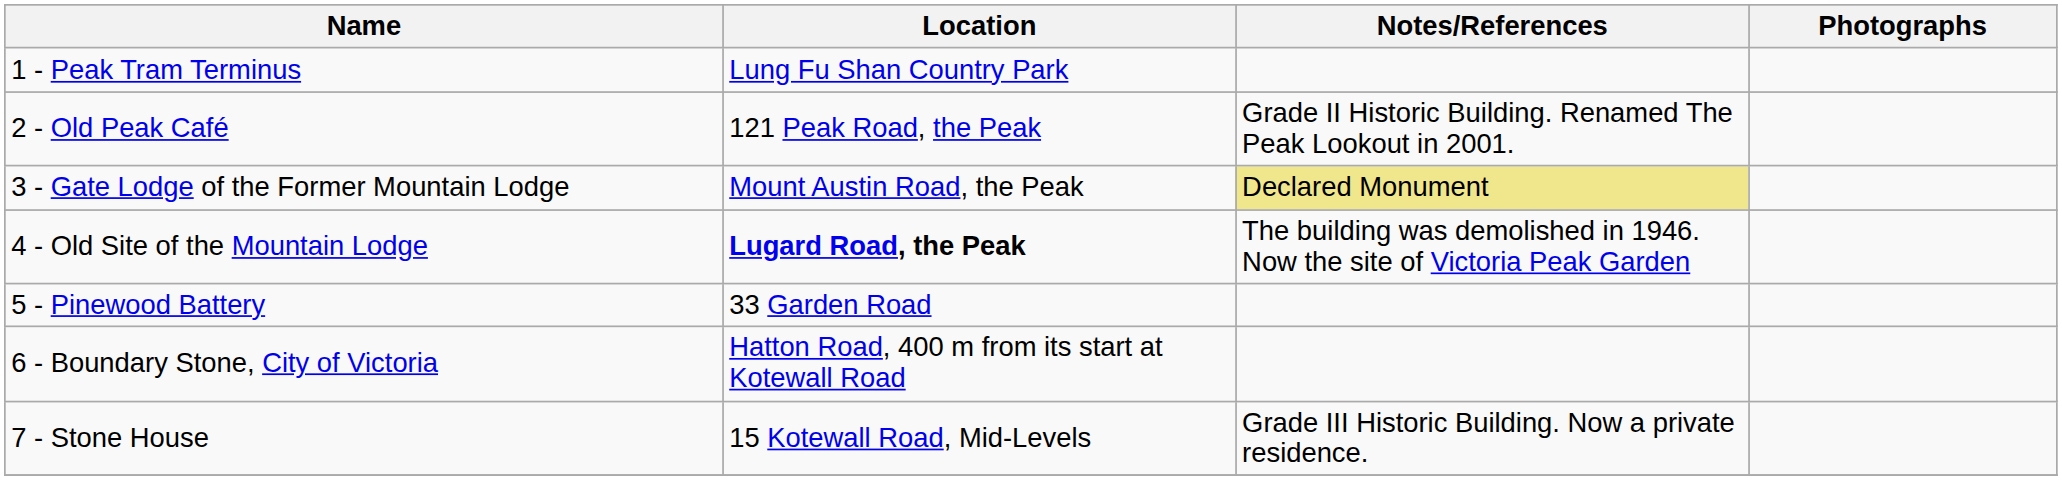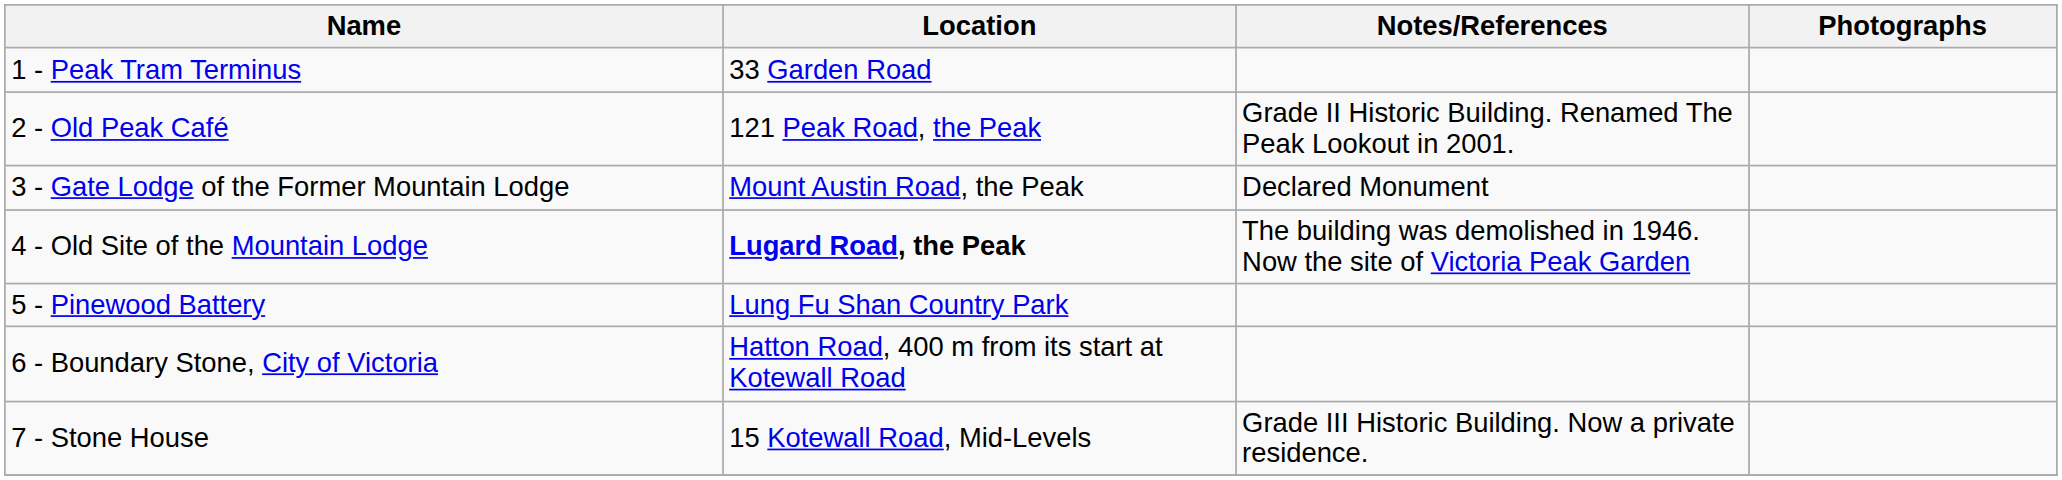(899, 69) Lung Fu Shan Country Park -> (830, 69) 33 Garden Road
(1365, 187) khaki background -> (1365, 187) no background
(830, 304) 33 Garden Road -> (899, 304) Lung Fu Shan Country Park
